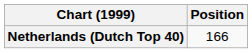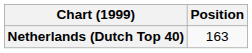(217, 36) 166 -> (217, 36) 163
